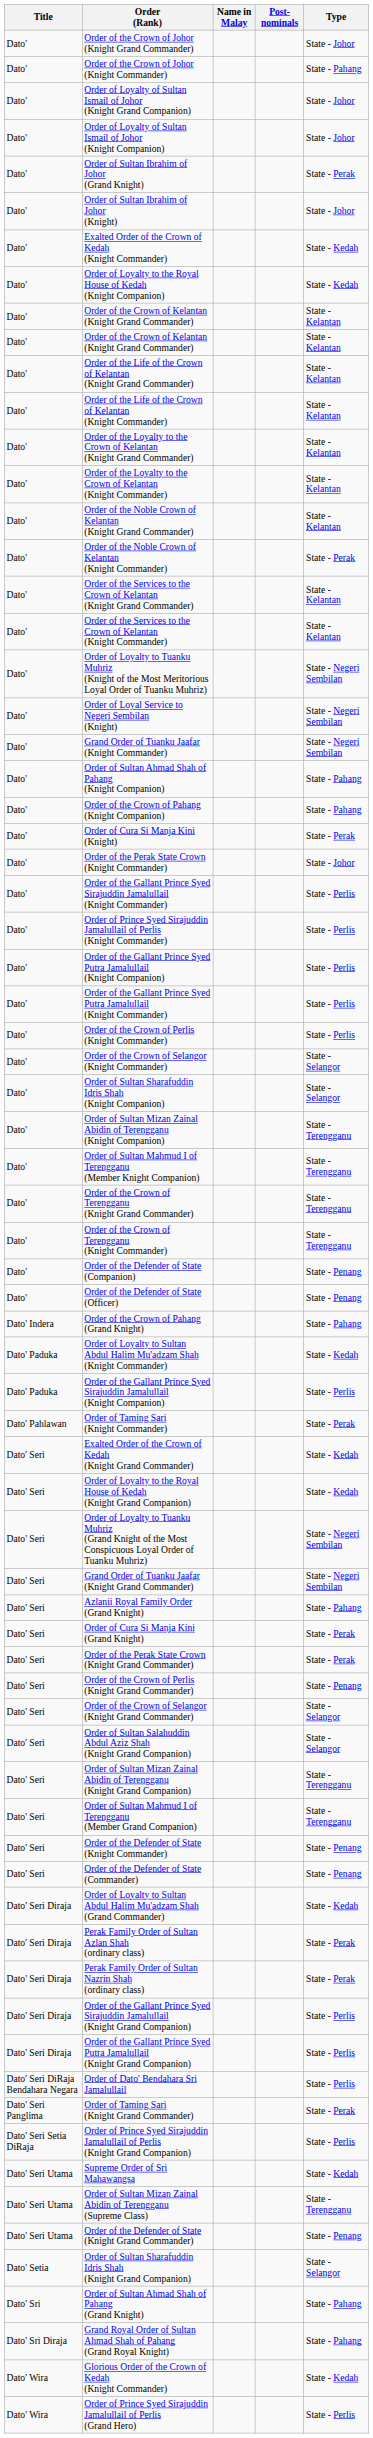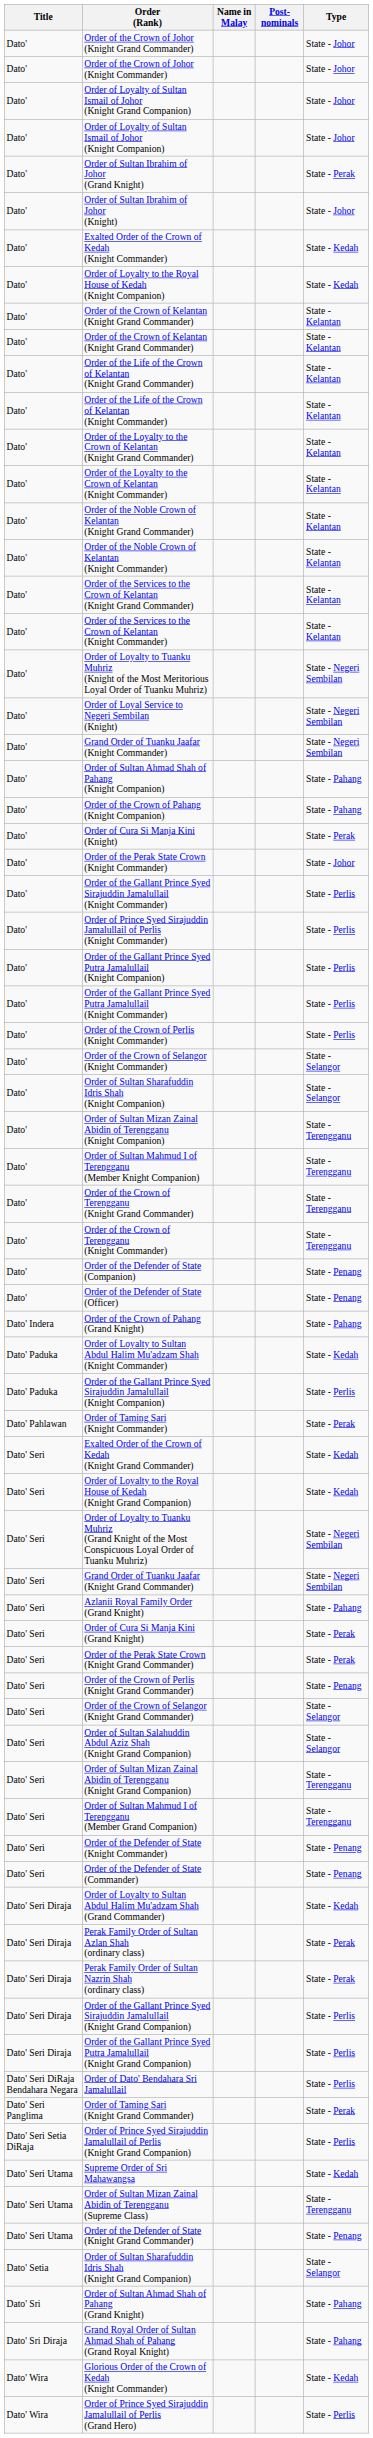(334, 69) State - Pahang -> (330, 69) State - Johor
(331, 558) State - Perak -> (323, 558) State - Kelantan
